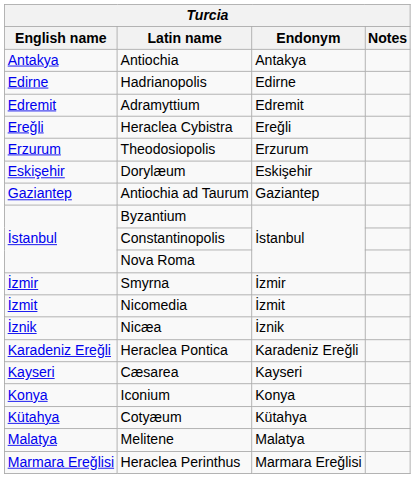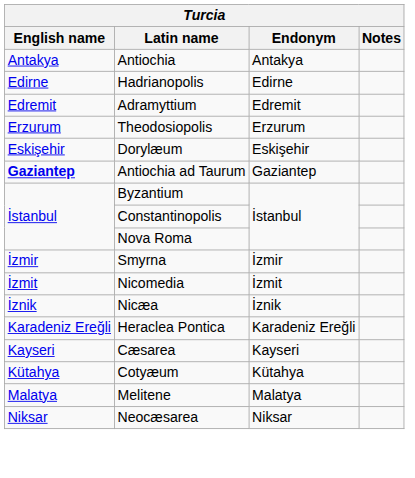- row: (177, 127)
(40, 194) normal -> (41, 171) bold
- row: (145, 395)
- row: (180, 462)
+ row: (158, 417)
